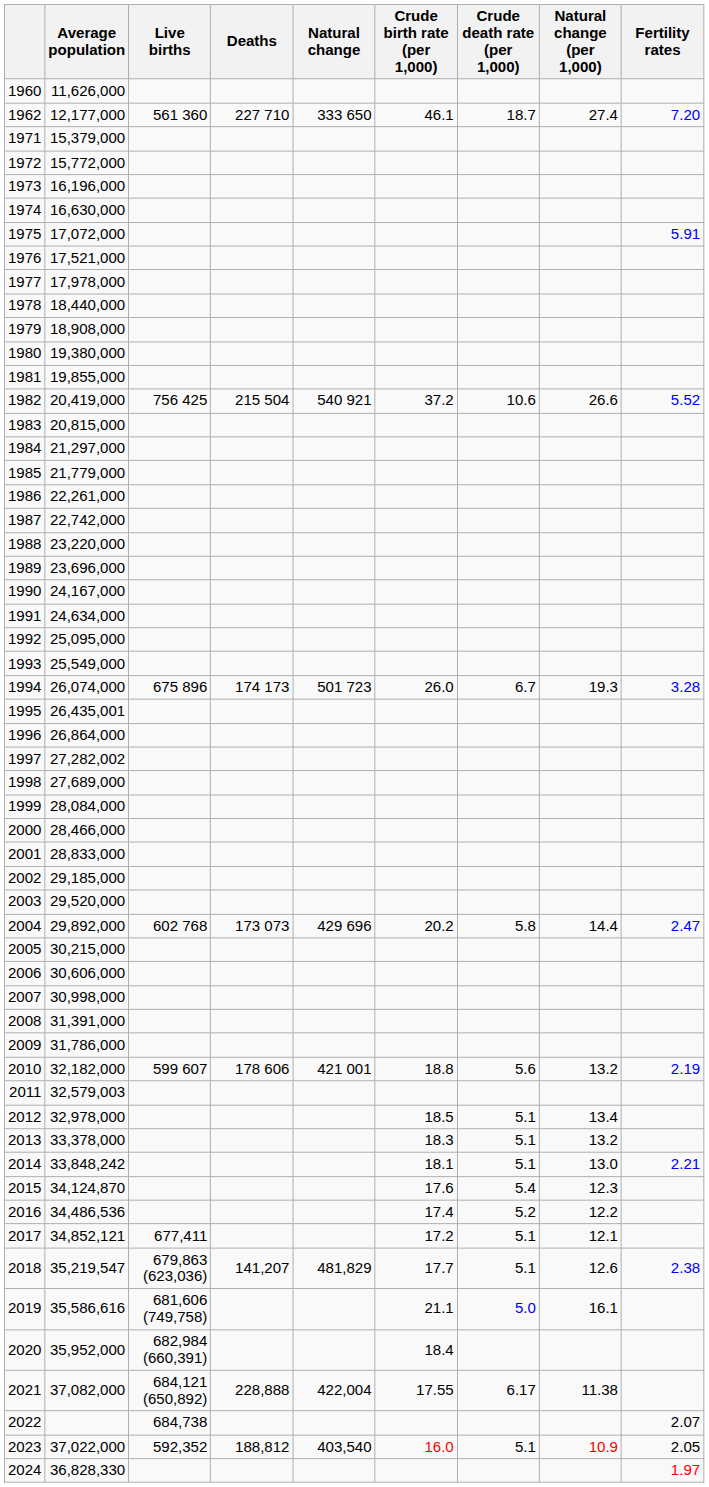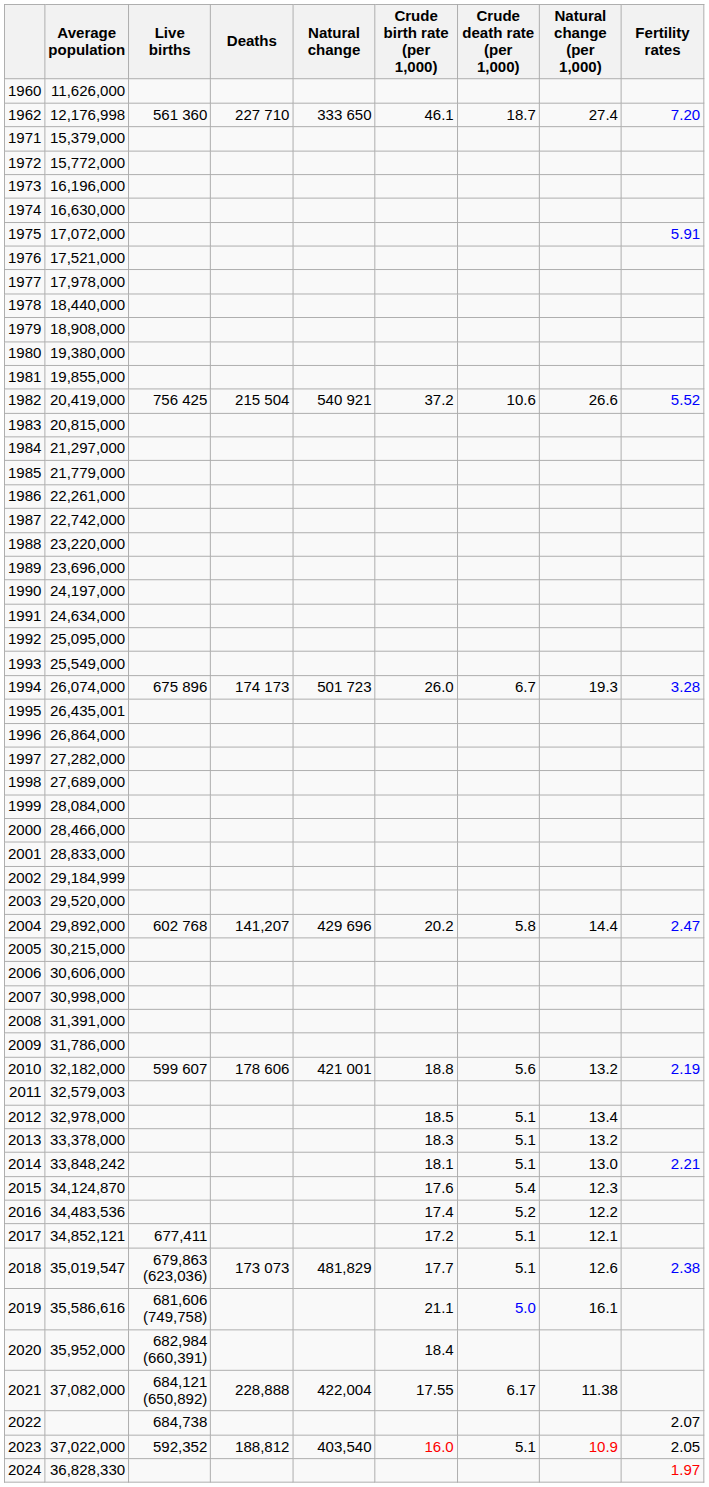(88, 114) 12,177,000 -> (88, 114) 12,176,998
(88, 591) 24,167,000 -> (88, 591) 24,197,000
(88, 758) 27,282,002 -> (88, 758) 27,282,000
(88, 878) 29,185,000 -> (88, 878) 29,184,999
(262, 925) 173 073 -> (262, 925) 141,207
(88, 1212) 34,486,536 -> (88, 1212) 34,483,536
(88, 1268) 35,219,547 -> (88, 1268) 35,019,547
(262, 1268) 141,207 -> (262, 1268) 173 073
